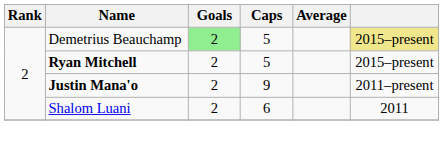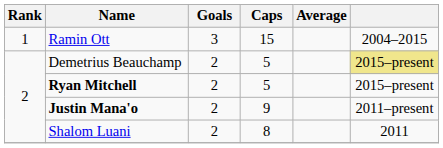+ row: (79, 39)
(214, 39) lightgreen background -> (214, 62) no background
(267, 108) 6 -> (267, 131) 8
